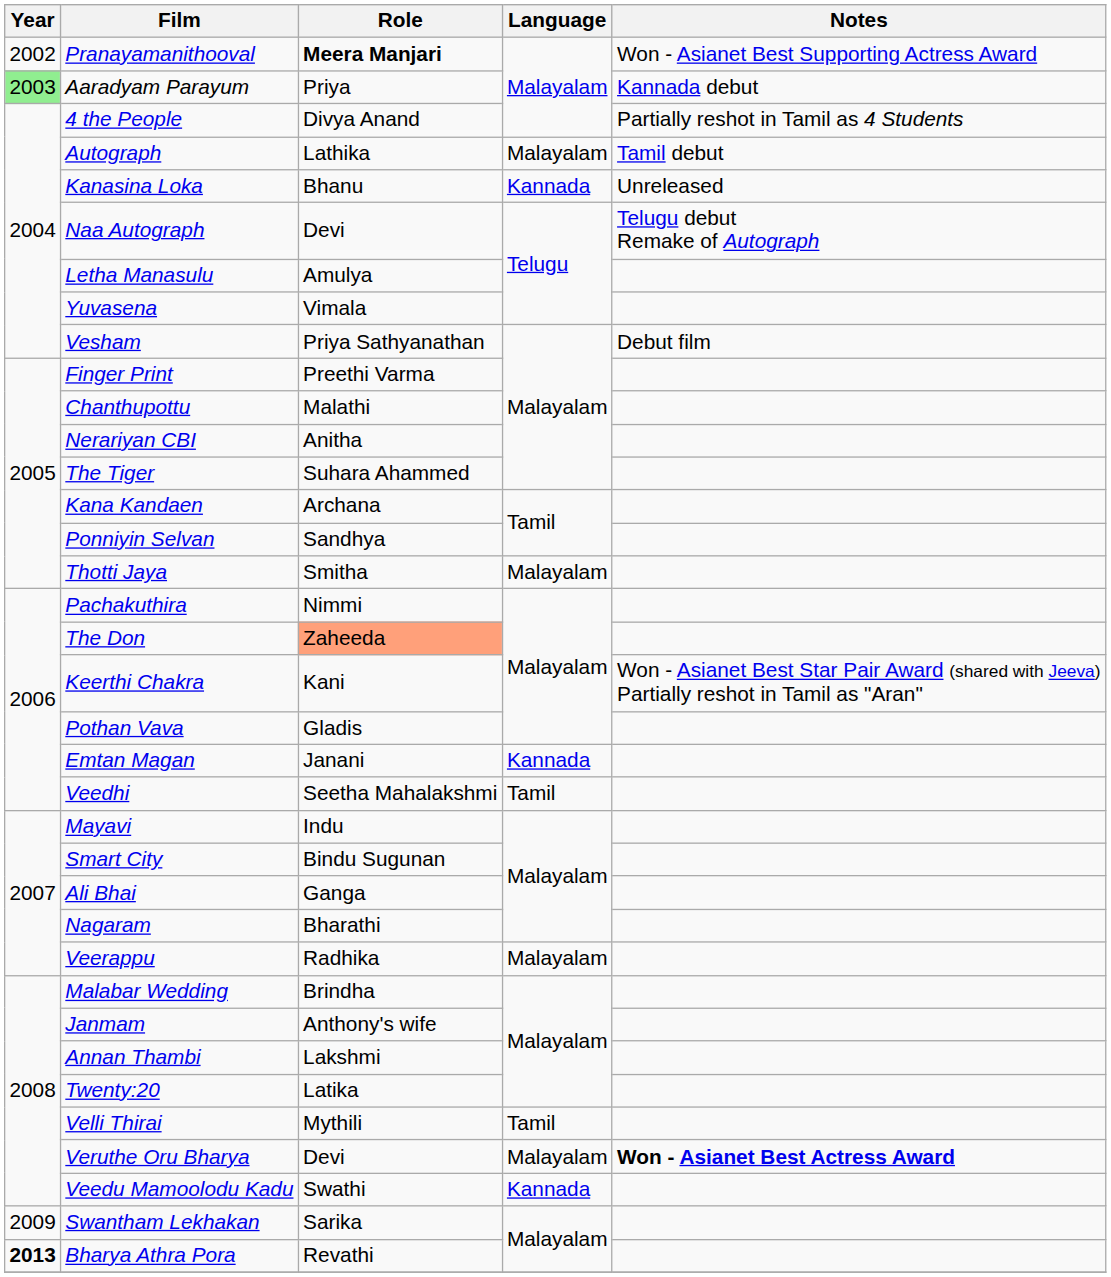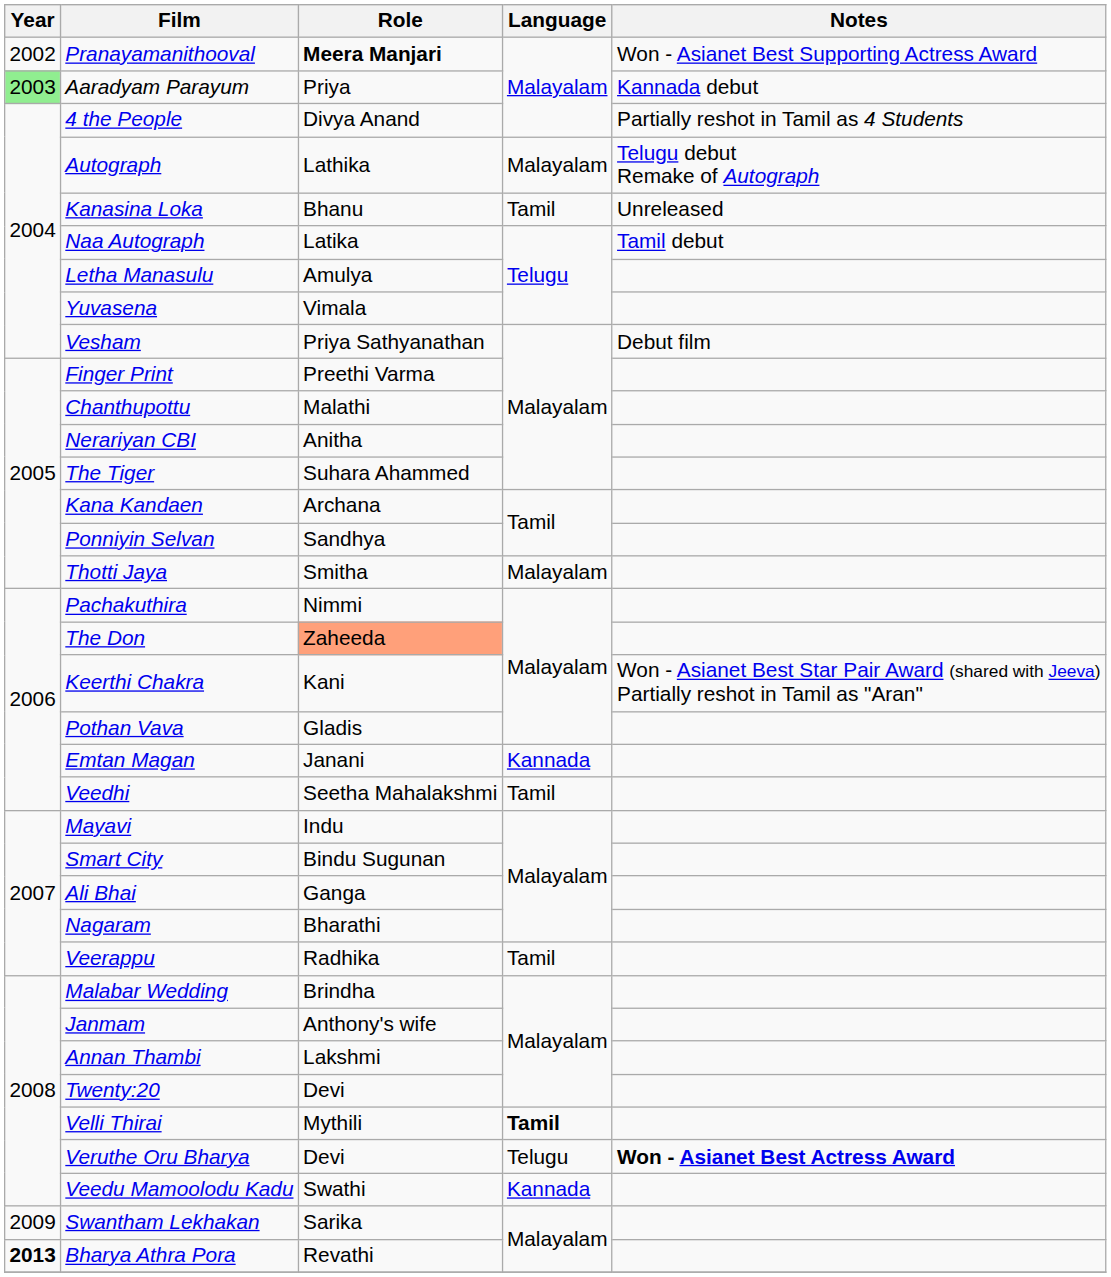(670, 152) Tamil debut -> (718, 164) Telugu debut Remake of Autograph
(549, 185) Kannada -> (531, 209) Tamil
(324, 230) Devi -> (331, 242) Latika
(718, 230) Telugu debut Remake of Autograph -> (670, 242) Tamil debut
(557, 958) Malayalam -> (531, 958) Tamil
(331, 1090) Latika -> (324, 1090) Devi
(531, 1123) normal -> (533, 1123) bold
(557, 1156) Malayalam -> (538, 1156) Telugu
